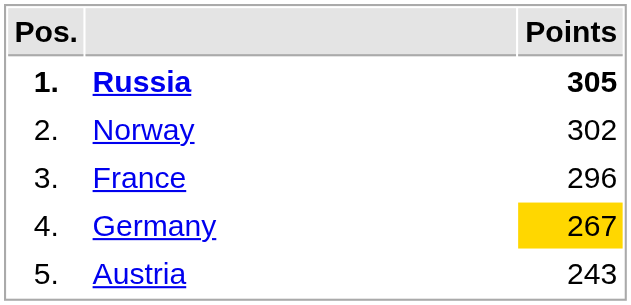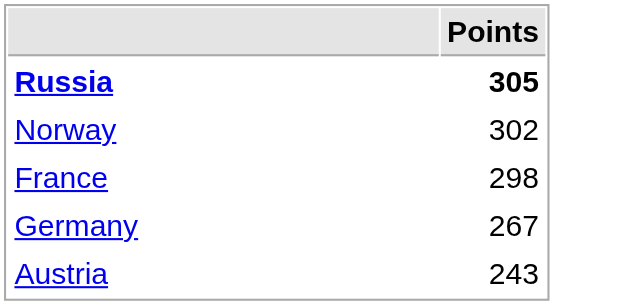- column: (46, 31)
(592, 177) 296 -> (514, 177) 298
(592, 226) gold background -> (514, 226) no background
